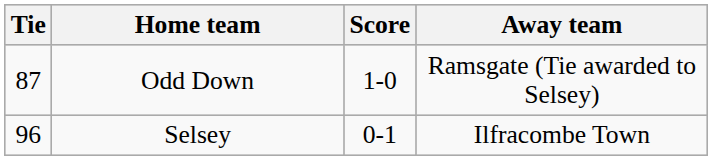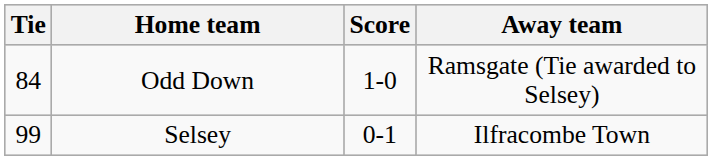(28, 79) 87 -> (28, 79) 84
(28, 134) 96 -> (28, 134) 99
